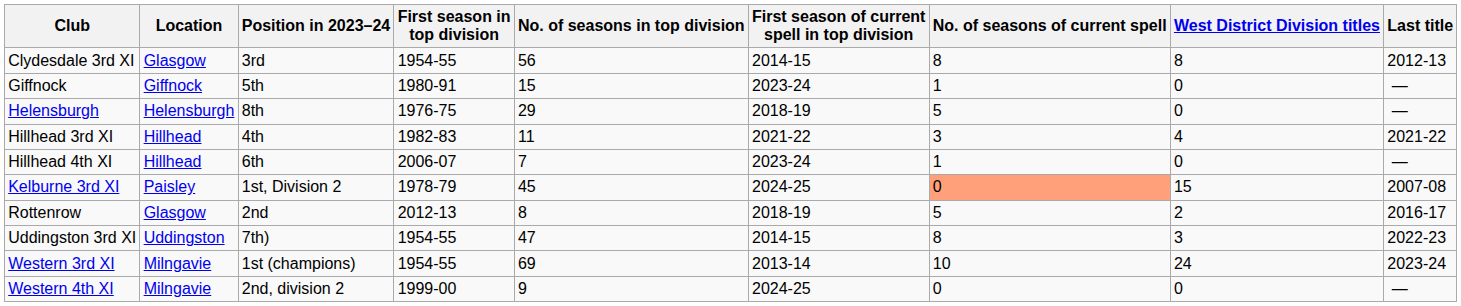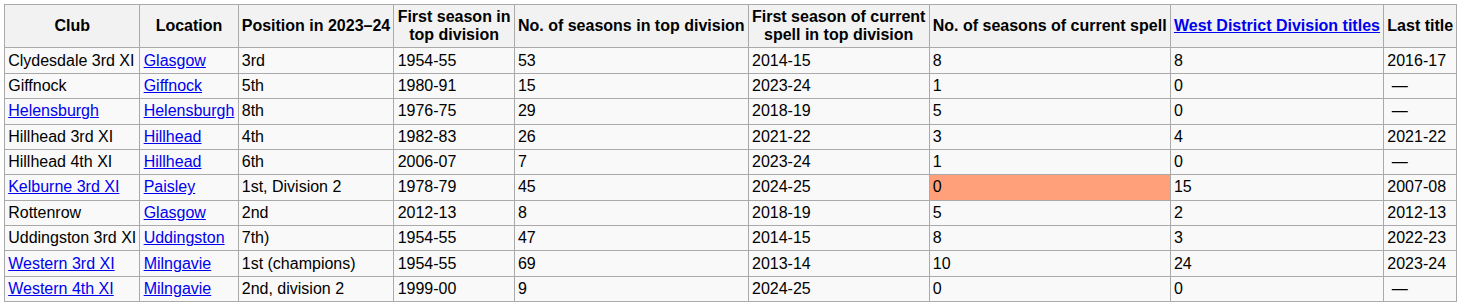(527, 60) 56 -> (527, 60) 53
(1417, 60) 2012-13 -> (1417, 60) 2016-17
(526, 136) 11 -> (527, 136) 26
(1417, 212) 2016-17 -> (1417, 212) 2012-13
